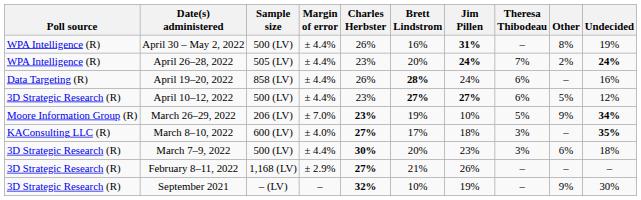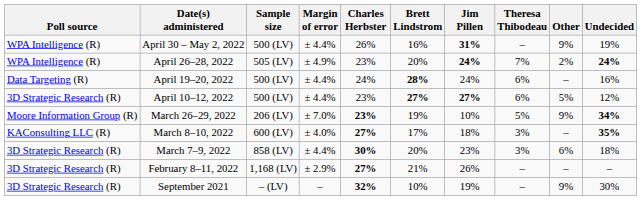(566, 44) 8% -> (566, 44) 9%
(320, 62) ± 4.4% -> (320, 62) ± 4.9%
(273, 79) 858 (LV) -> (273, 79) 500 (LV)
(366, 79) 26% -> (366, 79) 24%
(273, 151) 500 (LV) -> (273, 151) 858 (LV)
